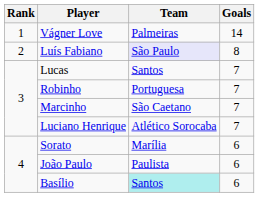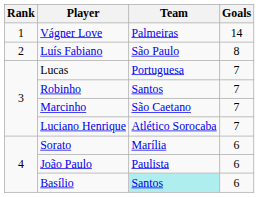(155, 51) lavender background -> (155, 51) no background
(147, 70) Santos -> (158, 70) Portuguesa
(158, 88) Portuguesa -> (147, 88) Santos
